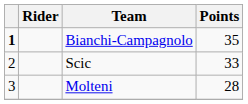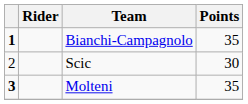(232, 63) 33 -> (232, 63) 30
(12, 87) normal -> (12, 87) bold
(232, 87) 28 -> (232, 87) 35
